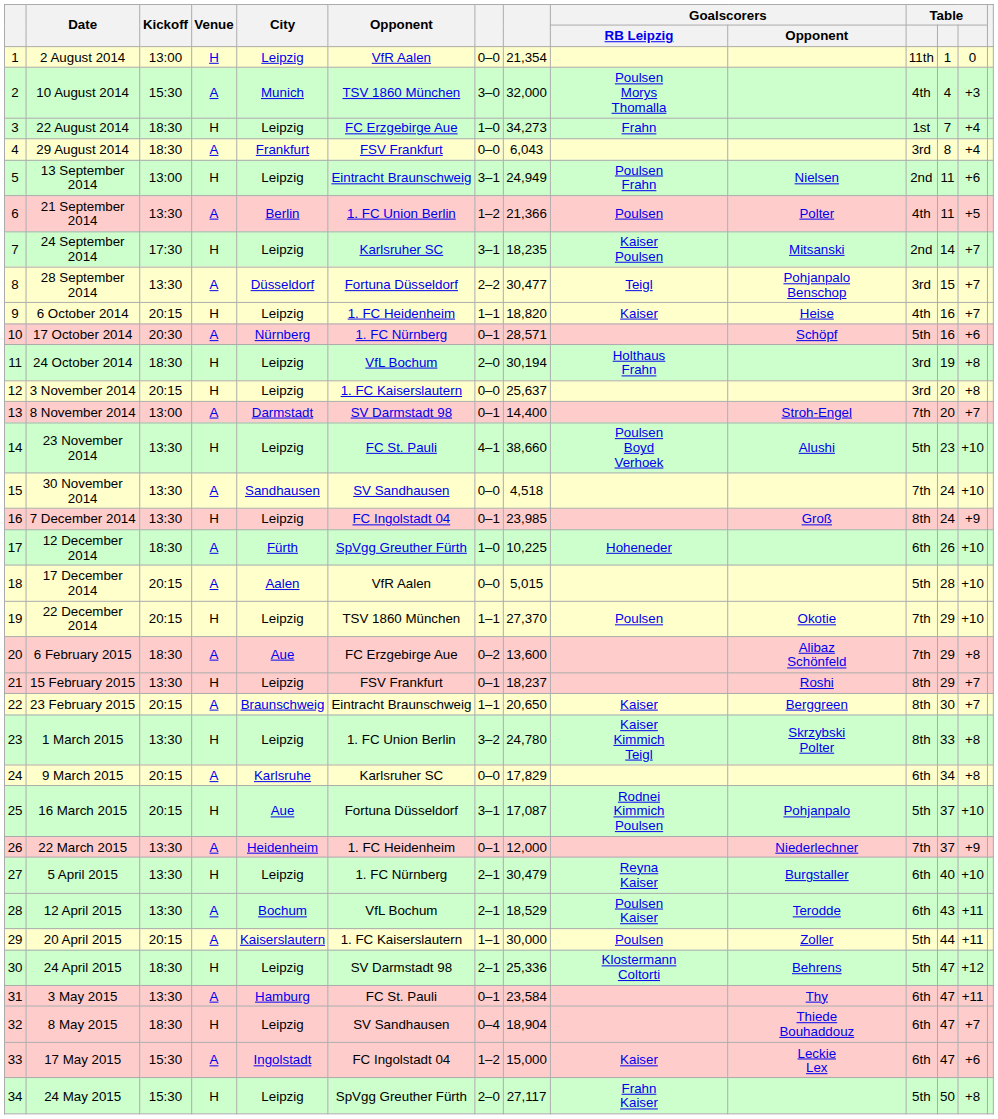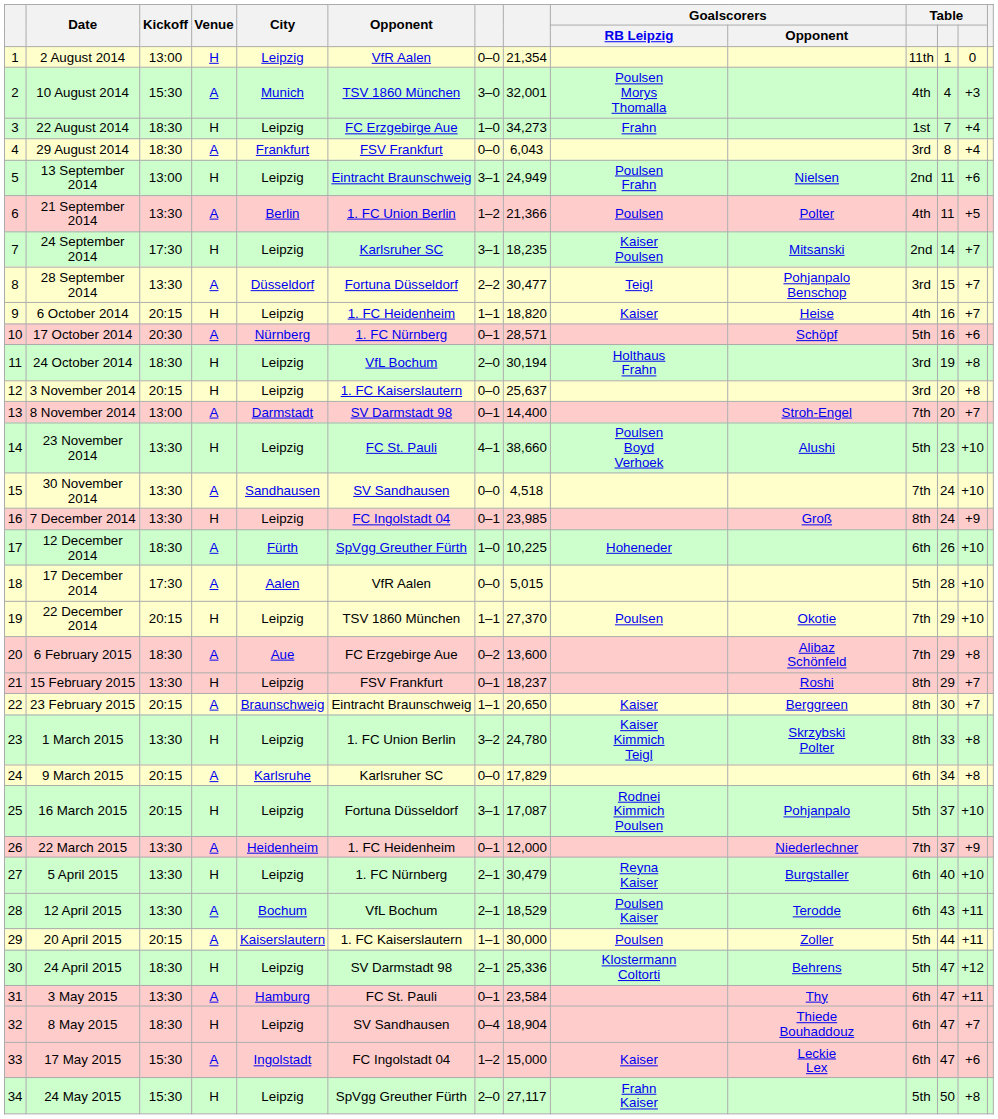(527, 92) 32,000 -> (527, 92) 32,001
(165, 583) 20:15 -> (165, 583) 17:30
(282, 811) Aue -> (282, 811) Leipzig
